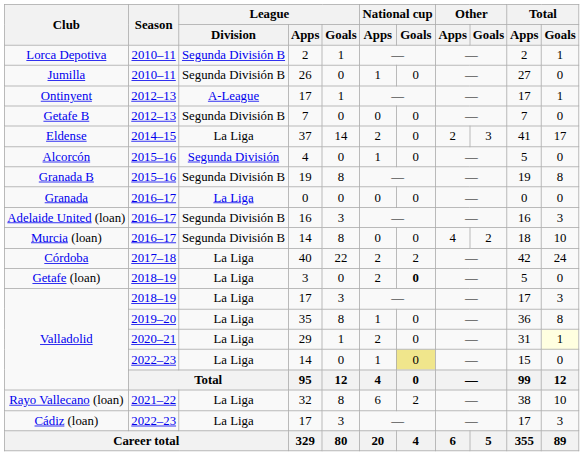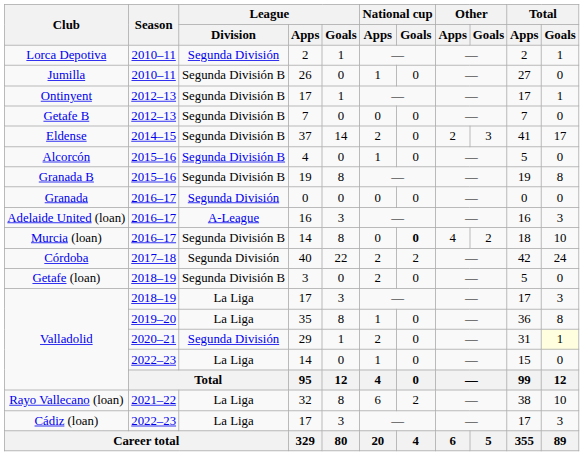(234, 55) Segunda División B -> (234, 55) Segunda División
(234, 95) A-League -> (234, 95) Segunda División B
(234, 136) La Liga -> (234, 136) Segunda División B
(234, 156) Segunda División -> (234, 156) Segunda División B
(234, 197) La Liga -> (234, 197) Segunda División
(234, 217) Segunda División B -> (234, 217) A-League
(416, 237) normal -> (416, 237) bold
(234, 258) La Liga -> (234, 258) Segunda División
(234, 278) La Liga -> (234, 278) Segunda División B
(416, 278) bold -> (416, 278) normal
(234, 339) La Liga -> (234, 339) Segunda División
(416, 359) khaki background -> (416, 359) no background
